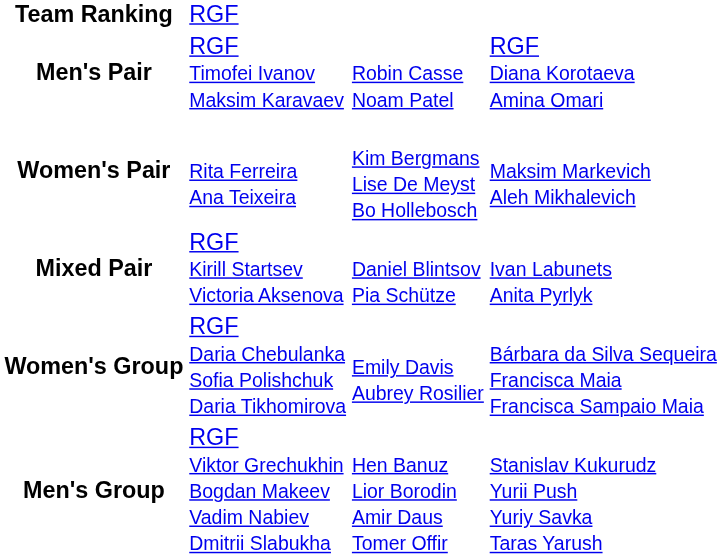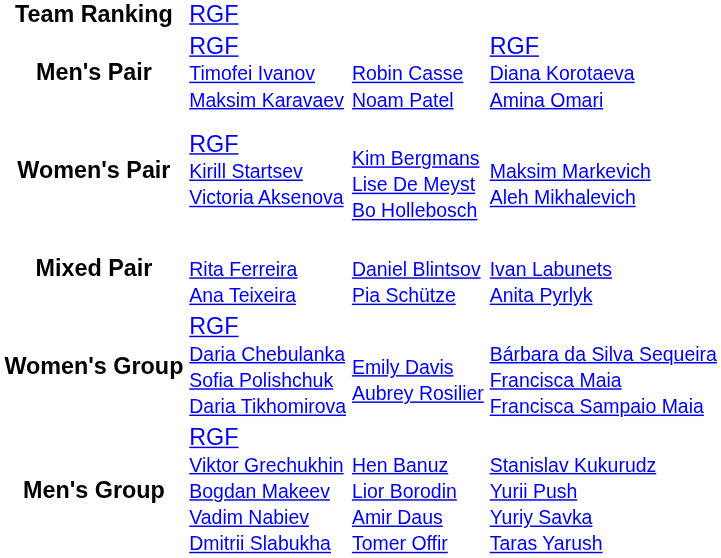(243, 185) Rita Ferreira Ana Teixeira -> (266, 170) RGF Kirill Startsev Victoria Aksenova
(266, 268) RGF Kirill Startsev Victoria Aksenova -> (243, 282) Rita Ferreira Ana Teixeira
